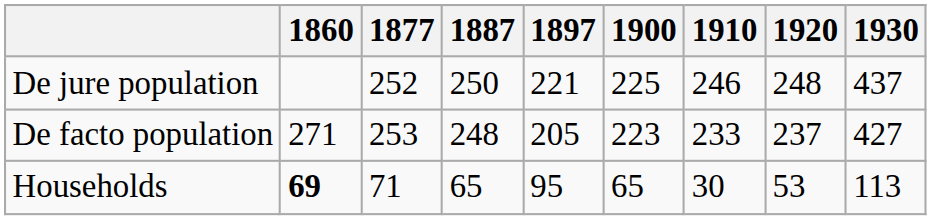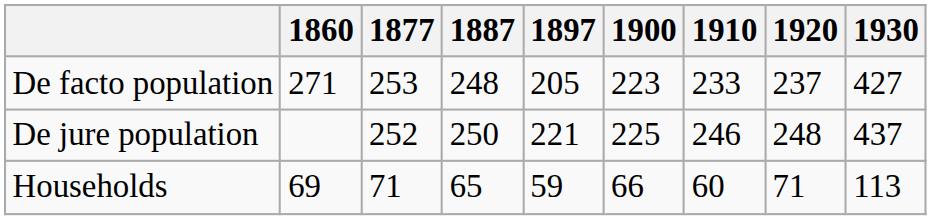rows swapped: (143, 134) <-> (136, 82)
(305, 186) bold -> (305, 186) normal
(547, 186) 95 -> (547, 186) 59
(627, 186) 65 -> (627, 186) 66
(708, 186) 30 -> (708, 186) 60
(789, 186) 53 -> (789, 186) 71
